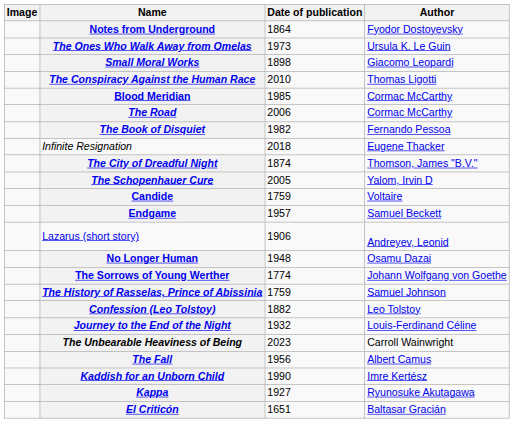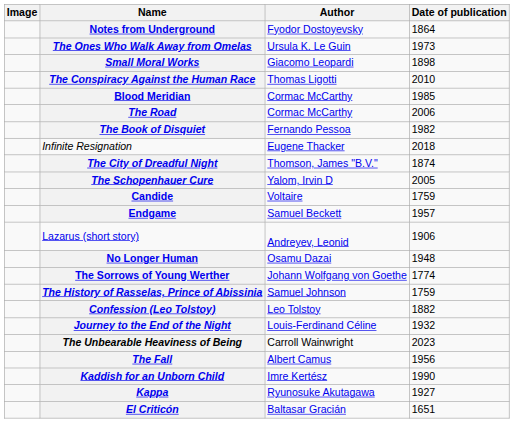columns swapped: (437, 12) <-> (315, 12)
